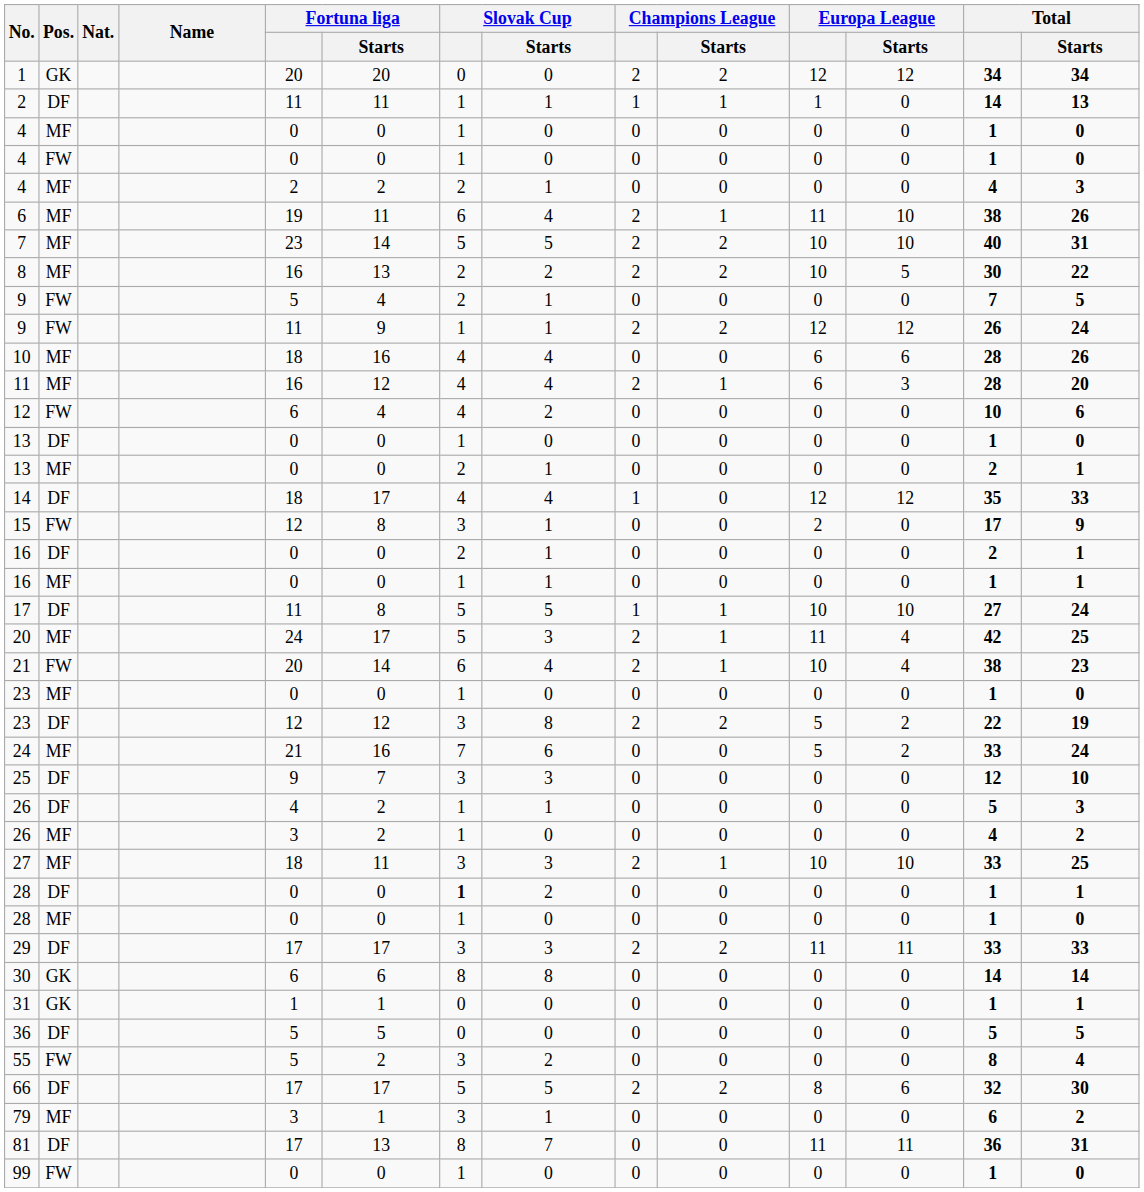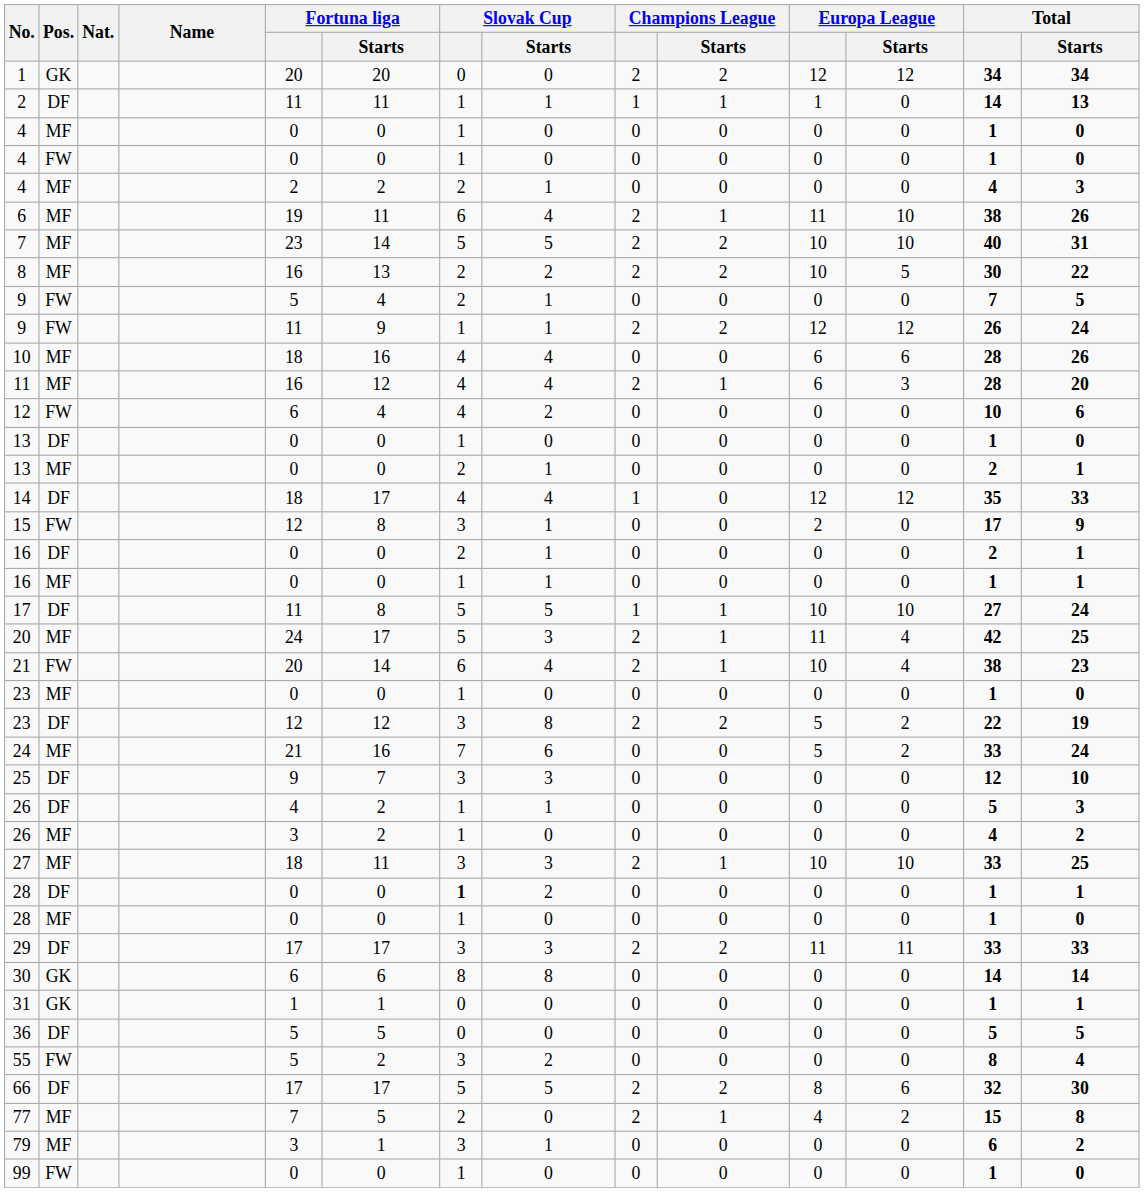+ row: (22, 1117)
- row: (22, 1145)
